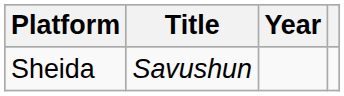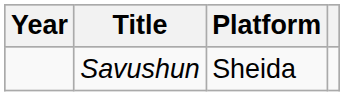columns swapped: (293, 25) <-> (66, 25)
